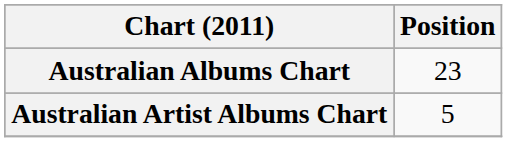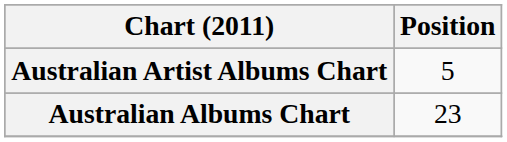rows swapped: (199, 70) <-> (199, 114)
